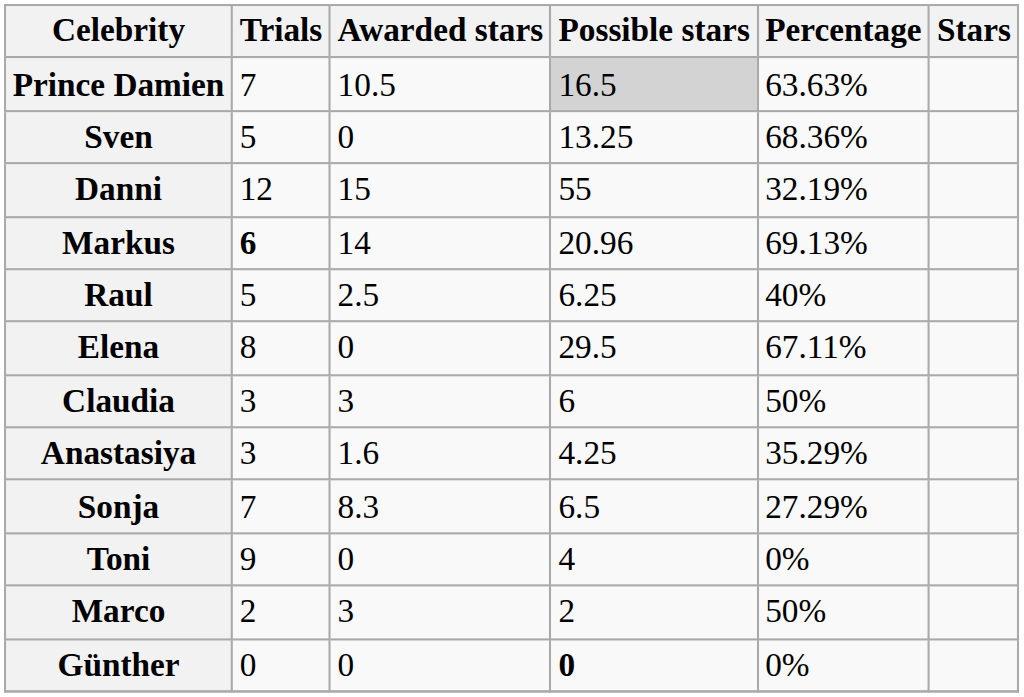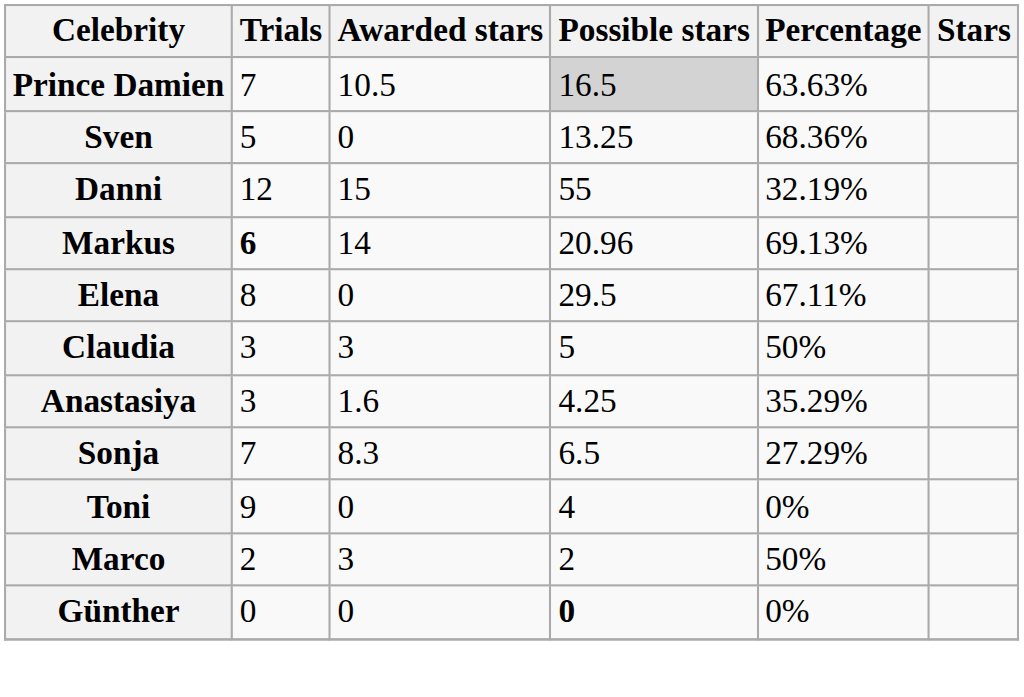- row: (119, 294)
(567, 400) 6 -> (567, 347) 5
